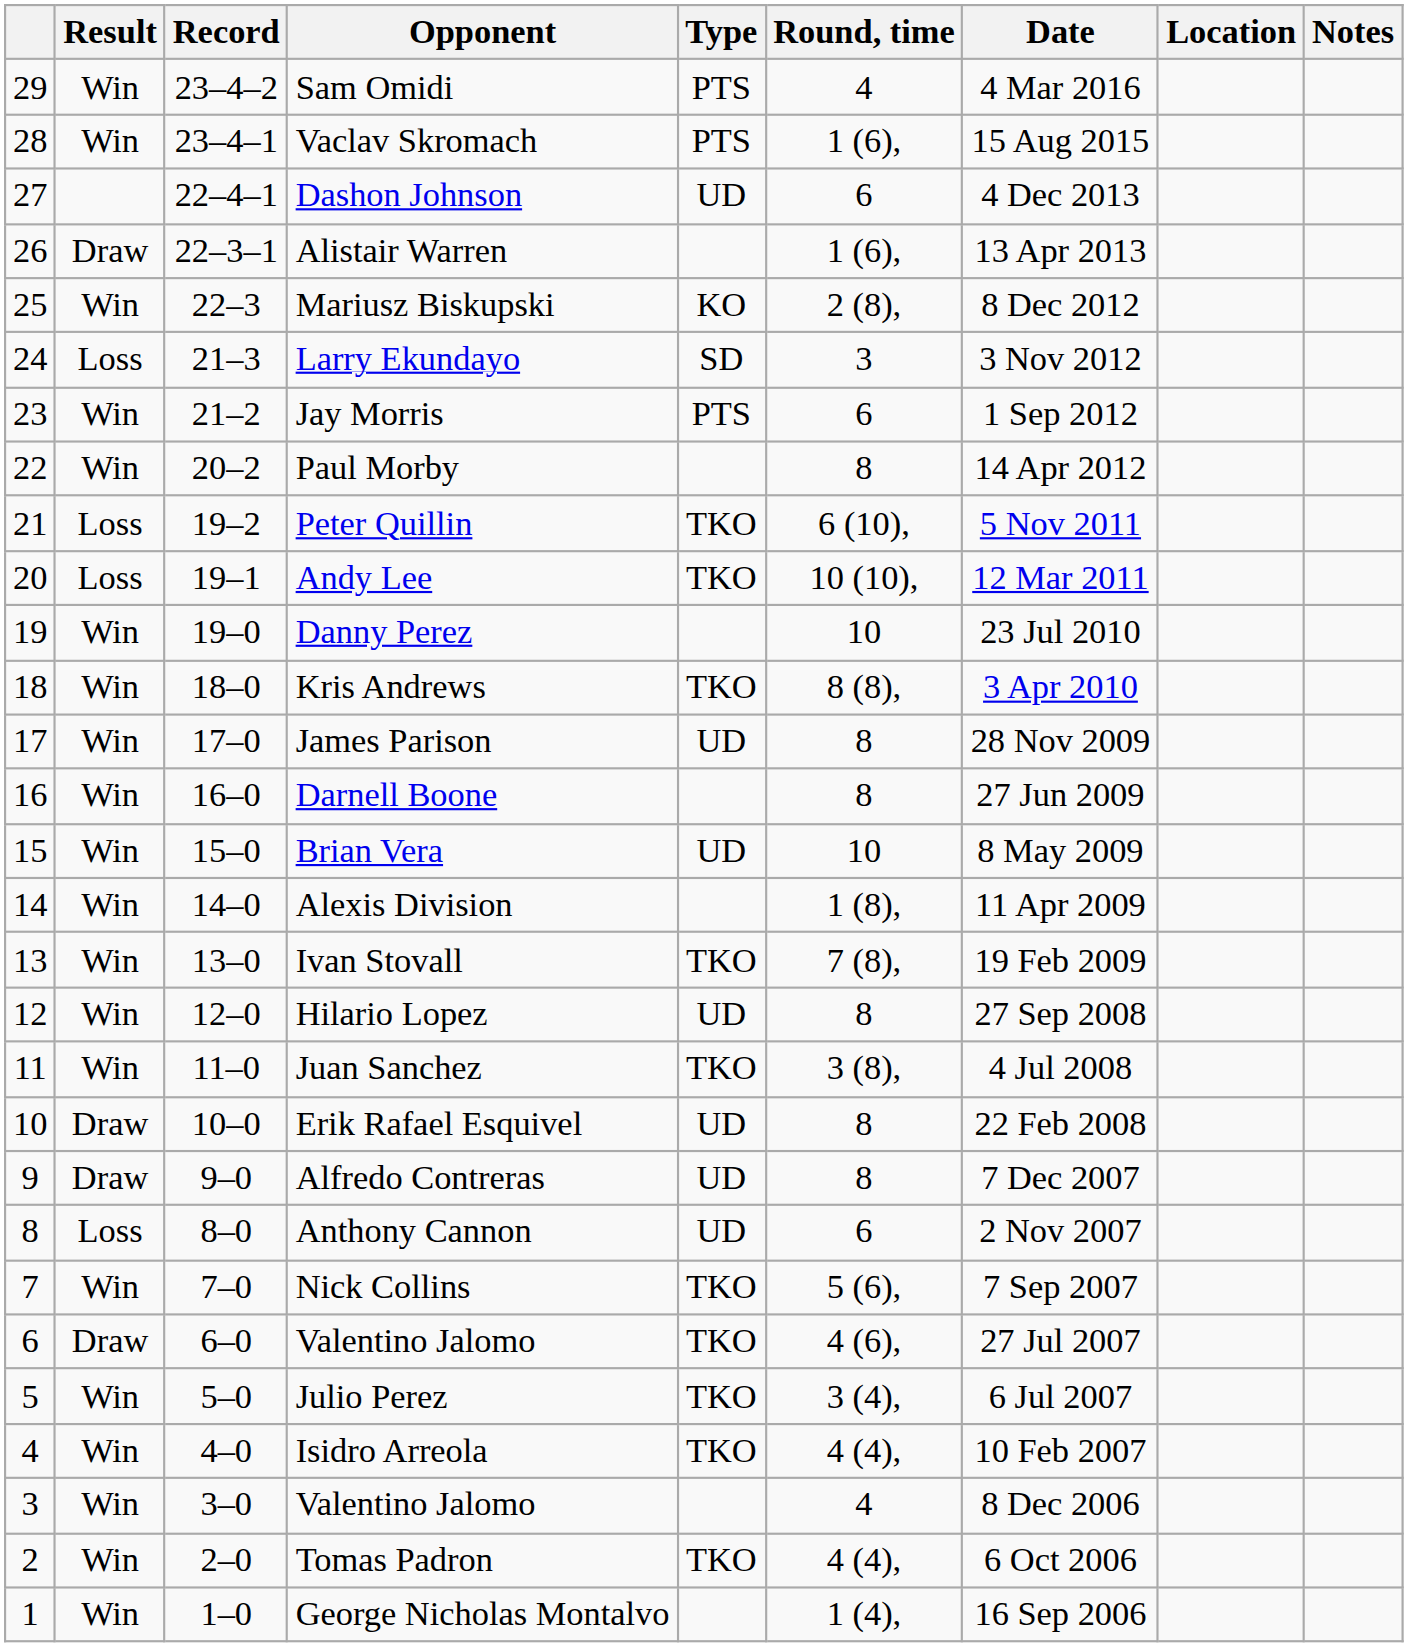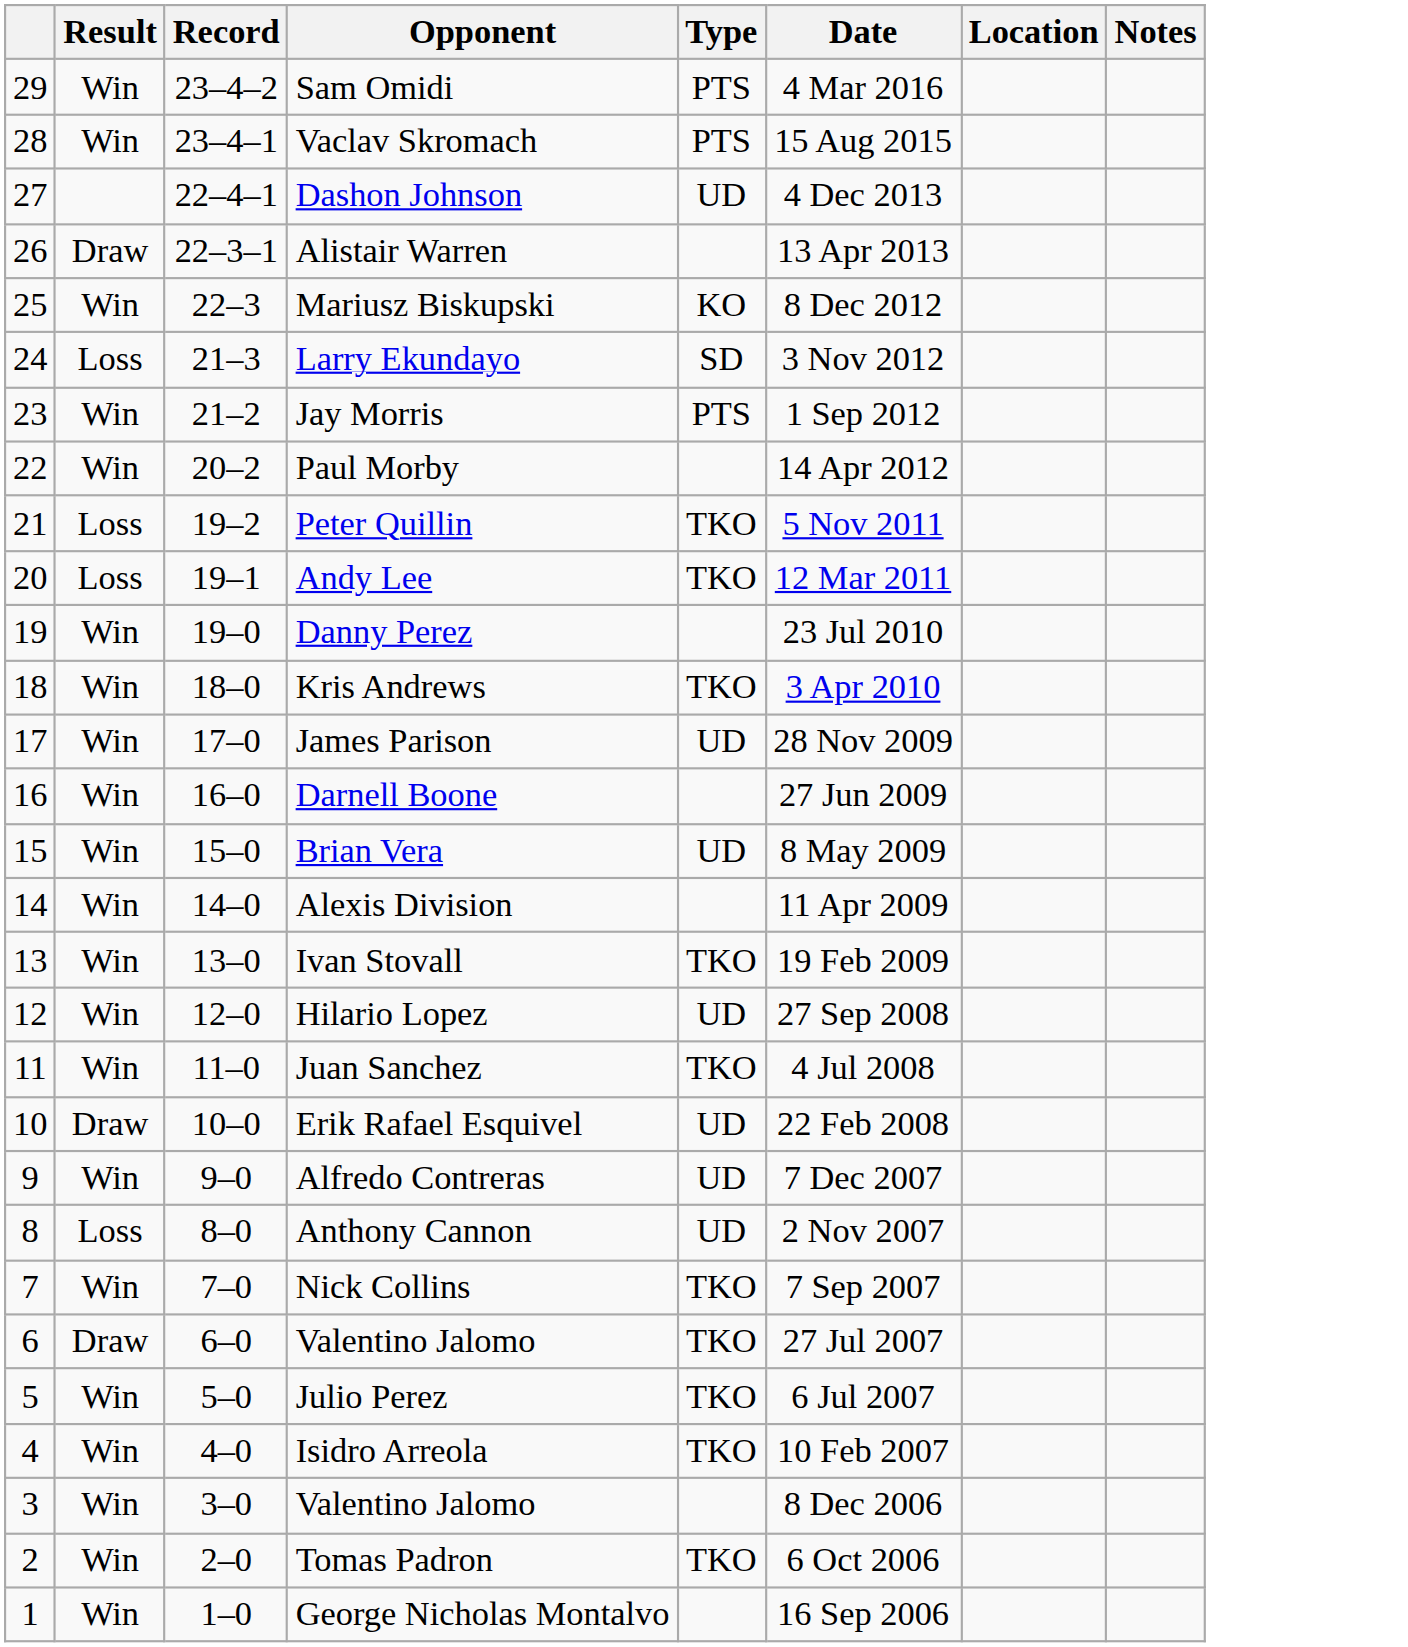- column: (864, 31)
(110, 1177) Draw -> (110, 1177) Win
